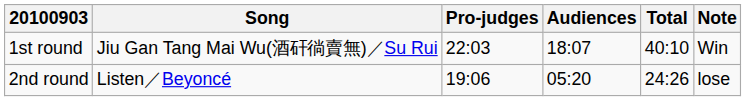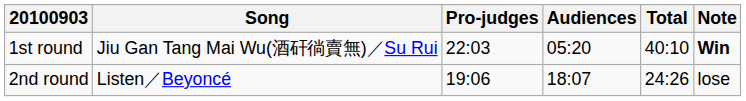(569, 48) 18:07 -> (569, 48) 05:20
(713, 48) normal -> (714, 48) bold
(569, 79) 05:20 -> (569, 79) 18:07
